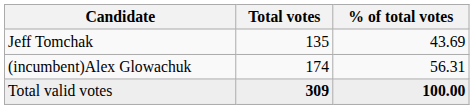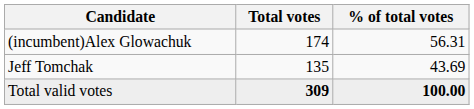rows swapped: (100, 66) <-> (51, 41)
